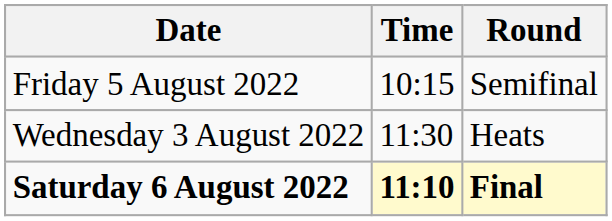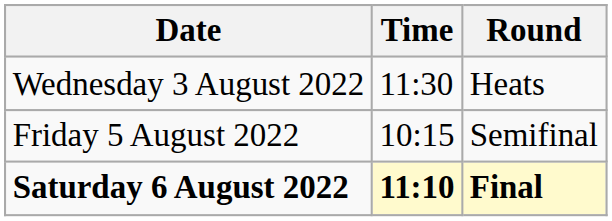rows swapped: (188, 135) <-> (156, 82)
